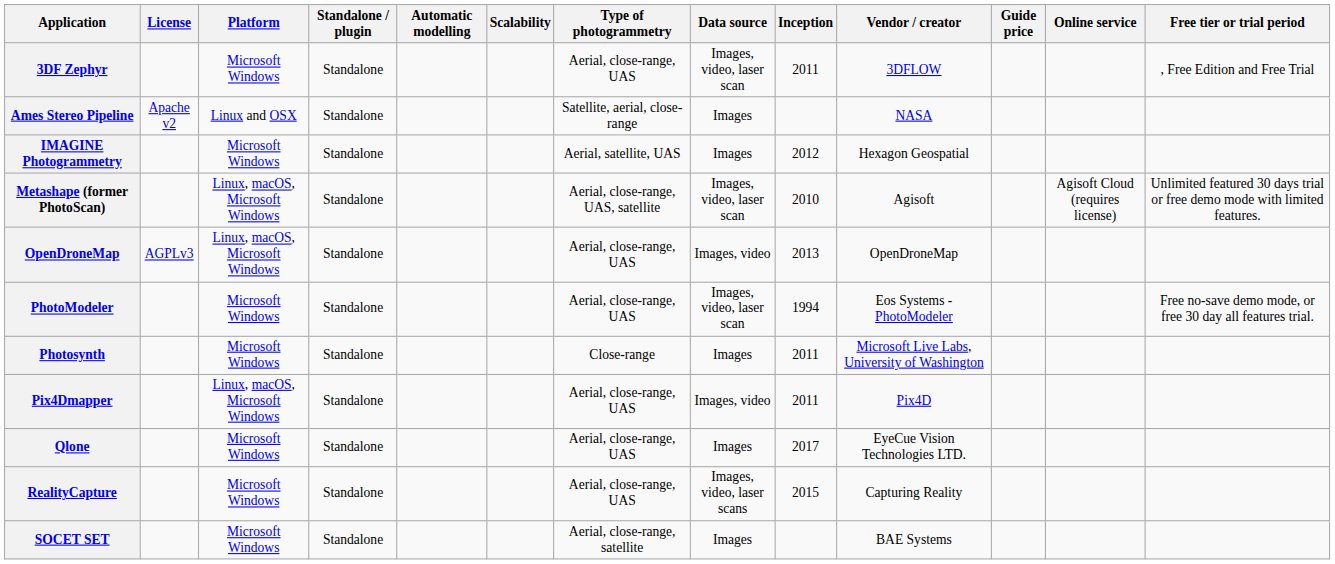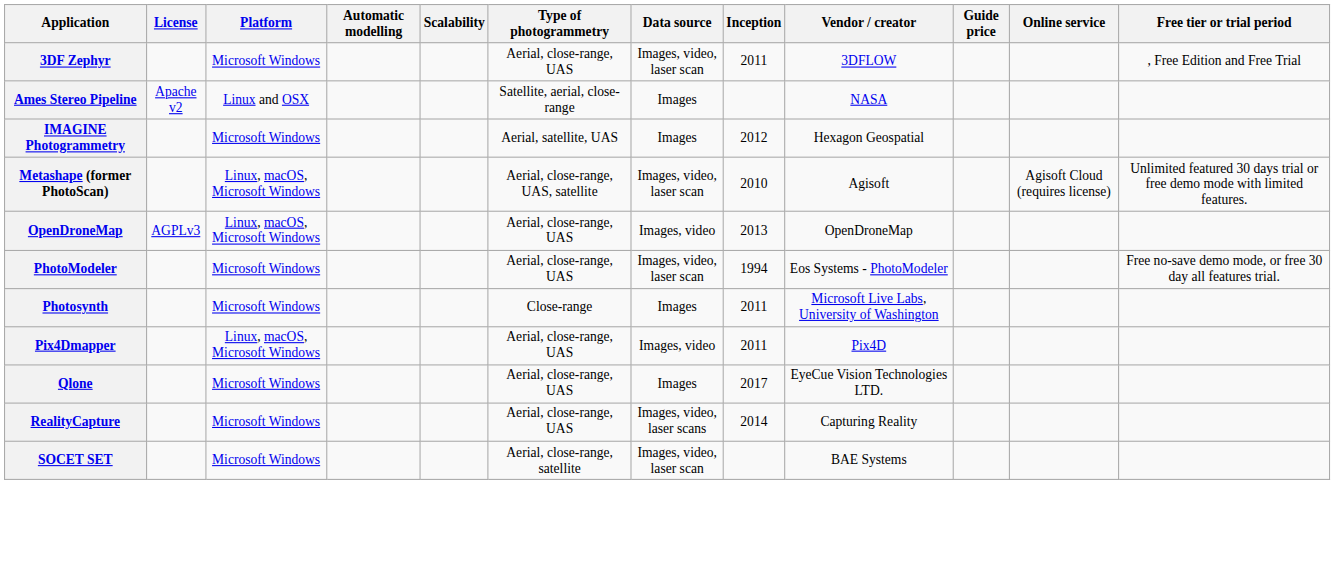- column: (353, 23)
(805, 493) 2015 -> (754, 421) 2014
(733, 539) Images -> (677, 460) Images, video, laser scan
